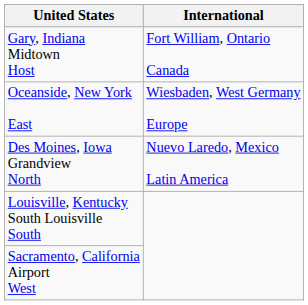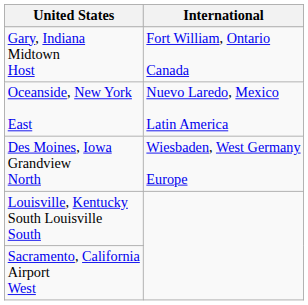(223, 109) Wiesbaden, West Germany Europe -> (213, 109) Nuevo Laredo, Mexico Latin America
(213, 163) Nuevo Laredo, Mexico Latin America -> (223, 163) Wiesbaden, West Germany Europe
